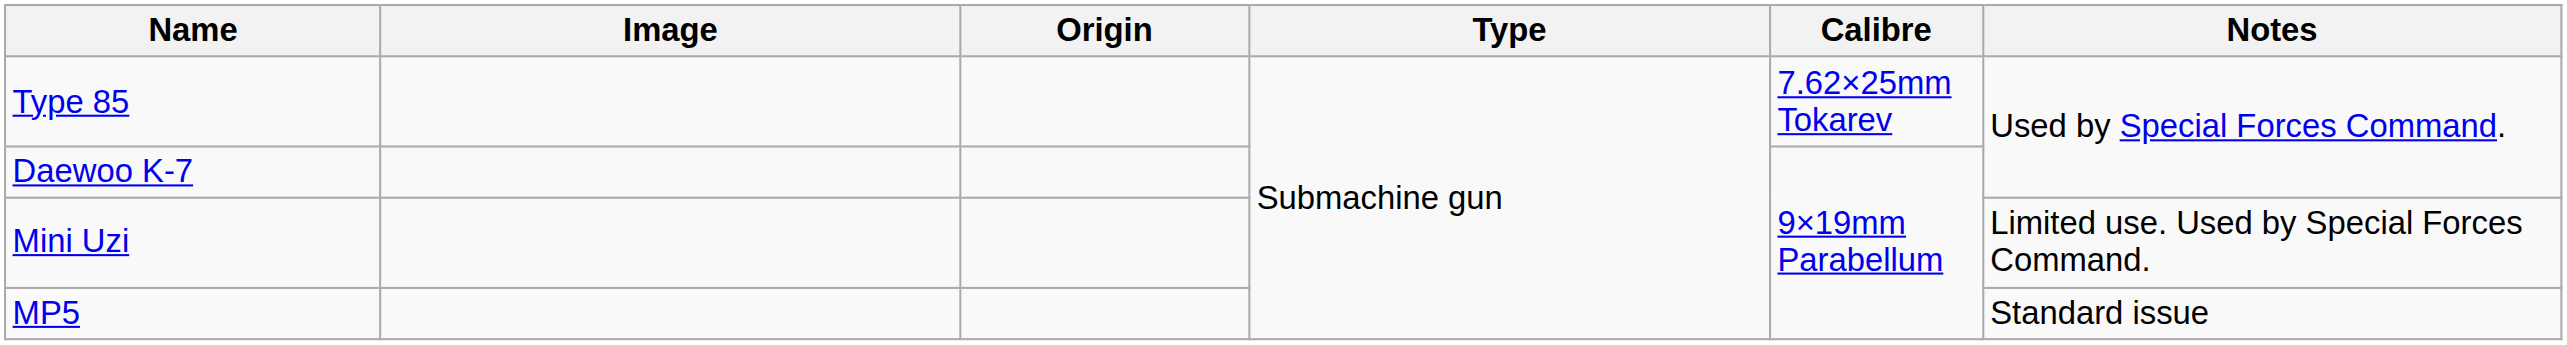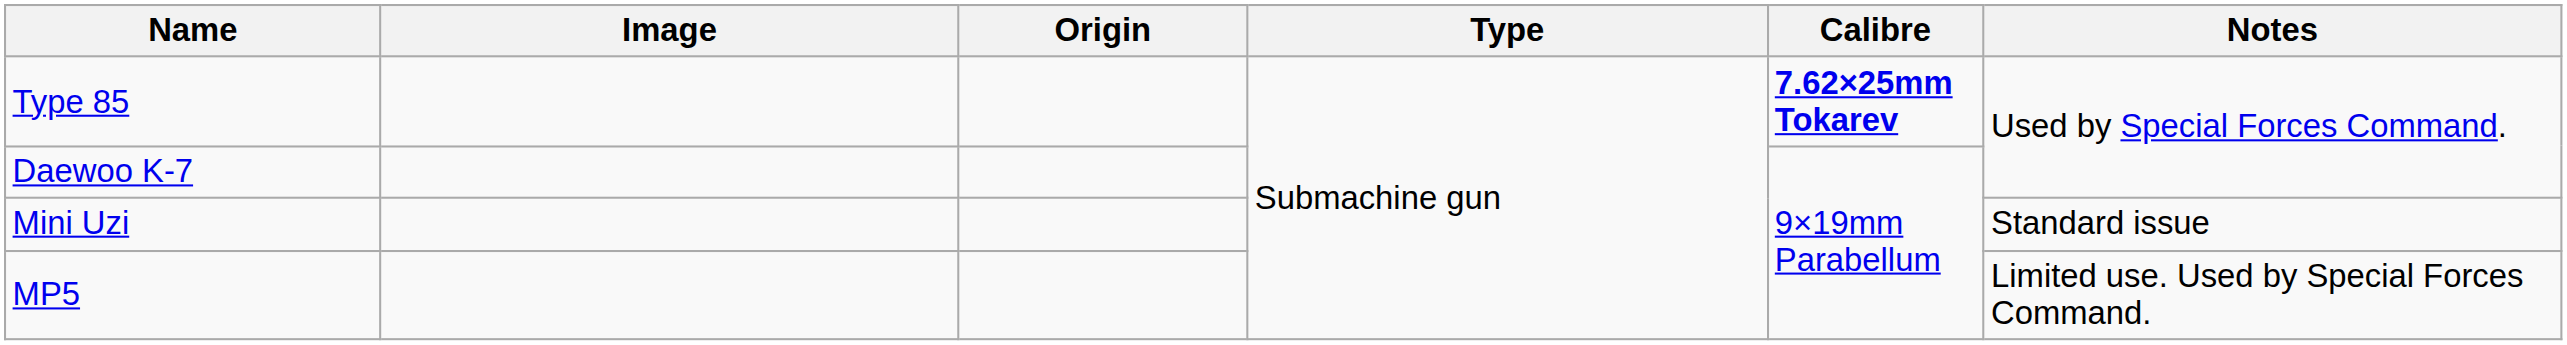(1864, 100) normal -> (1864, 100) bold
(2256, 241) Limited use. Used by Special Forces Command. -> (2100, 223) Standard issue
(2100, 312) Standard issue -> (2257, 293) Limited use. Used by Special Forces Command.
